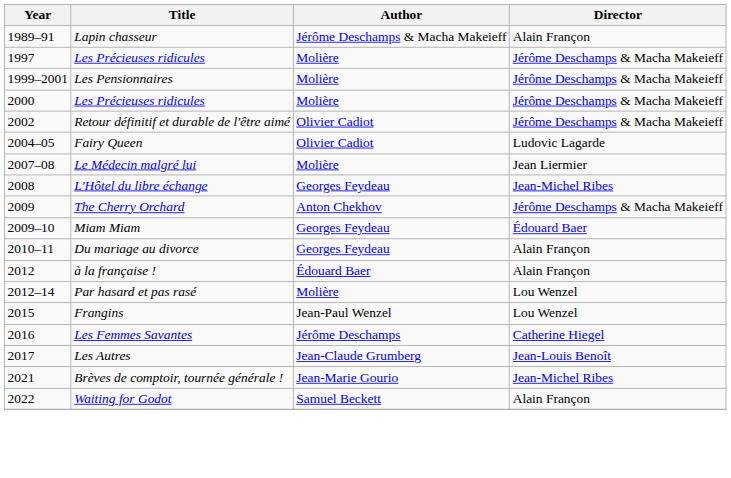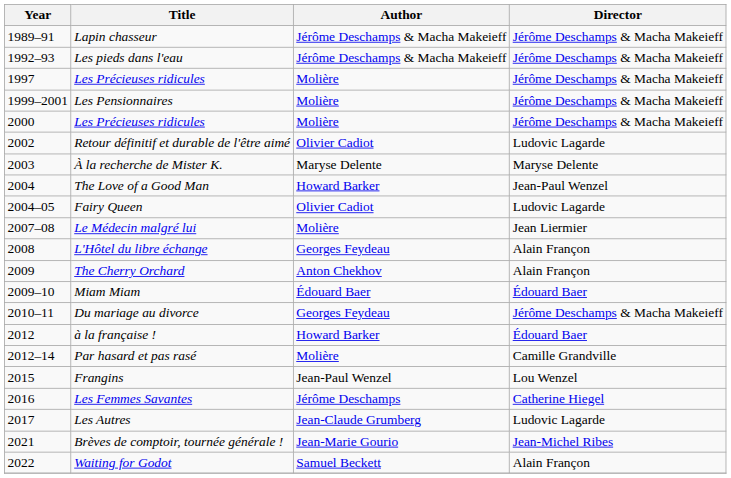(551, 36) Alain Françon -> (618, 36) Jérôme Deschamps & Macha Makeieff
+ row: (31, 57)
(618, 121) Jérôme Deschamps & Macha Makeieff -> (559, 143) Ludovic Lagarde
+ row: (21, 164)
+ row: (21, 185)
(563, 185) Jean-Michel Ribes -> (551, 249) Alain Françon
(618, 206) Jérôme Deschamps & Macha Makeieff -> (551, 270) Alain Françon
(343, 228) Georges Feydeau -> (333, 292) Édouard Baer
(551, 249) Alain Françon -> (618, 313) Jérôme Deschamps & Macha Makeieff
(333, 270) Édouard Baer -> (338, 334) Howard Barker
(551, 270) Alain Françon -> (550, 334) Édouard Baer
(545, 292) Lou Wenzel -> (564, 356) Camille Grandville
(562, 356) Jean-Louis Benoît -> (559, 420) Ludovic Lagarde
